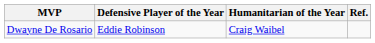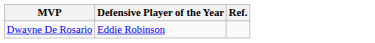- column: (287, 12)
